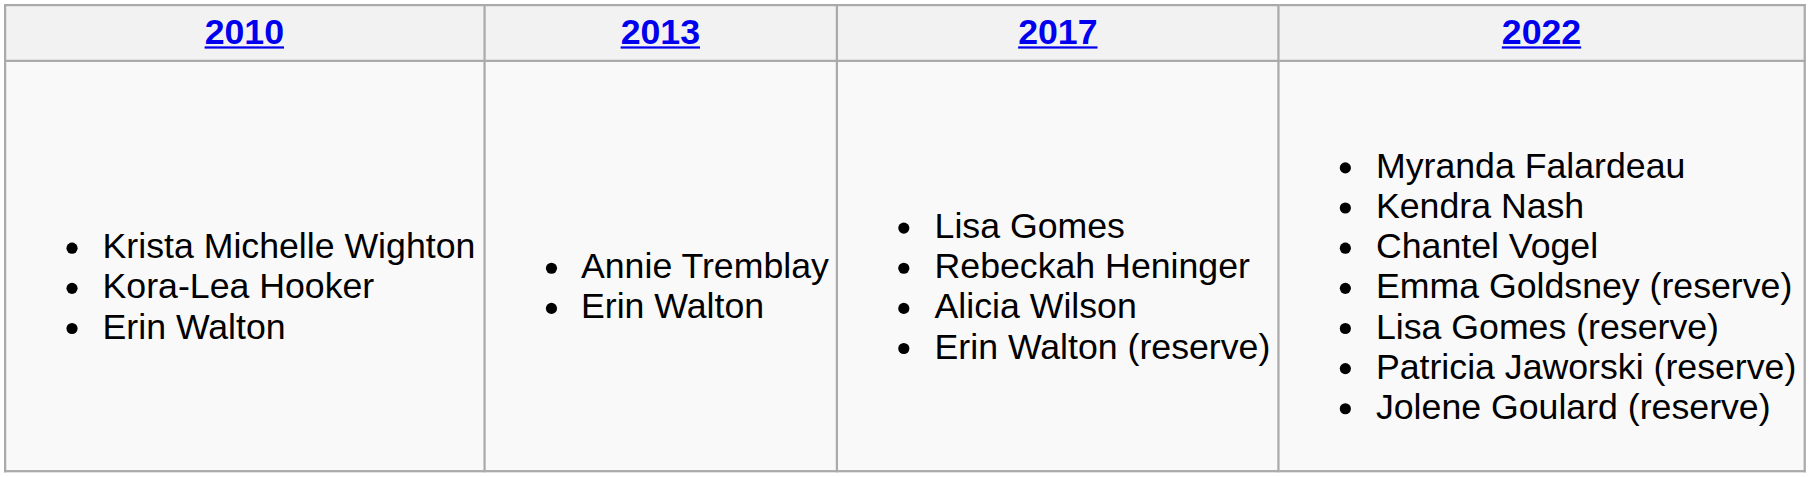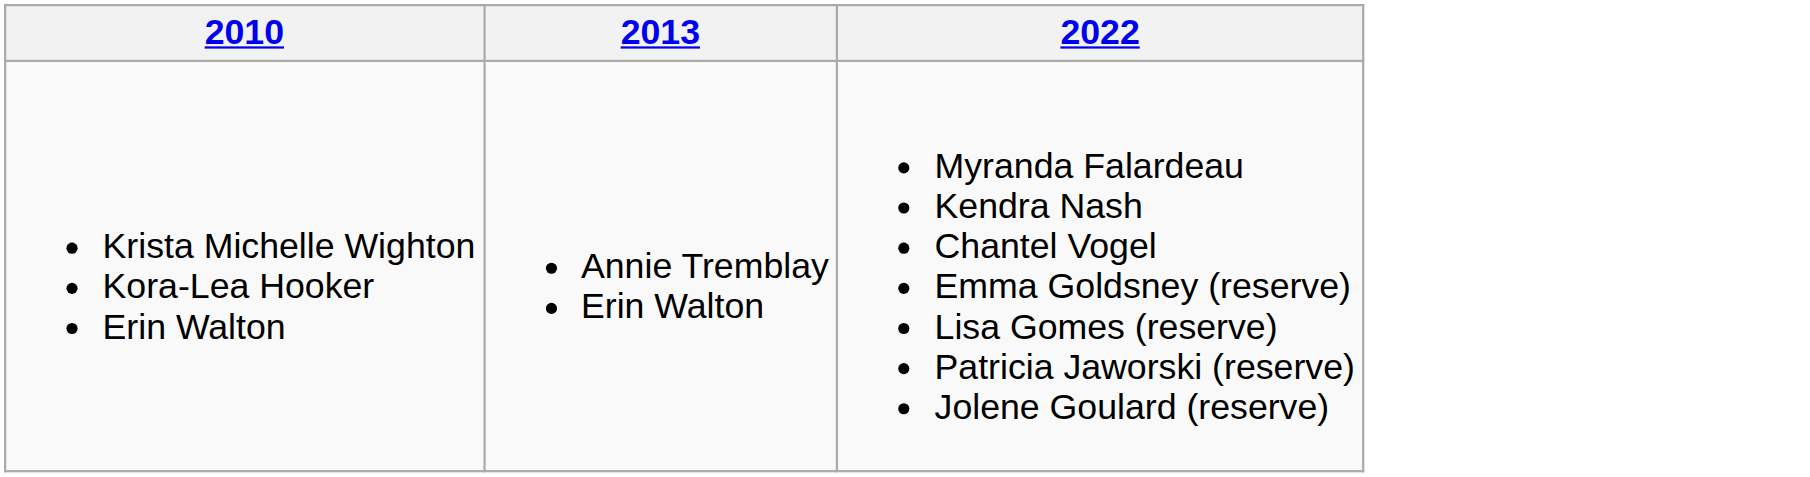- column: (1058, 32)
